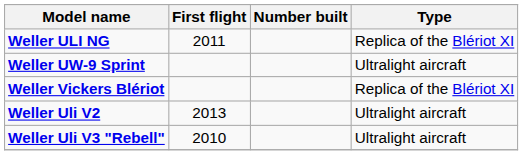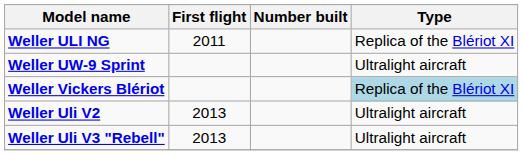(435, 89) no background -> (435, 89) lightblue background
(209, 138) 2010 -> (209, 138) 2013
